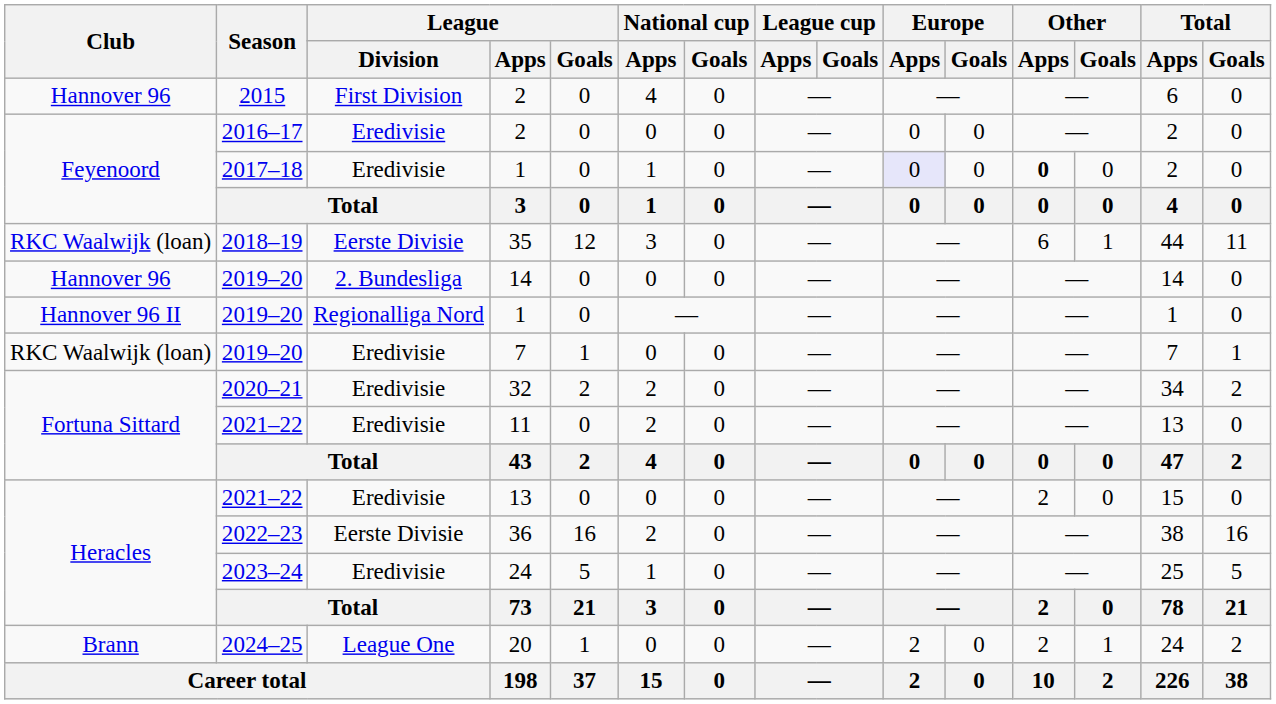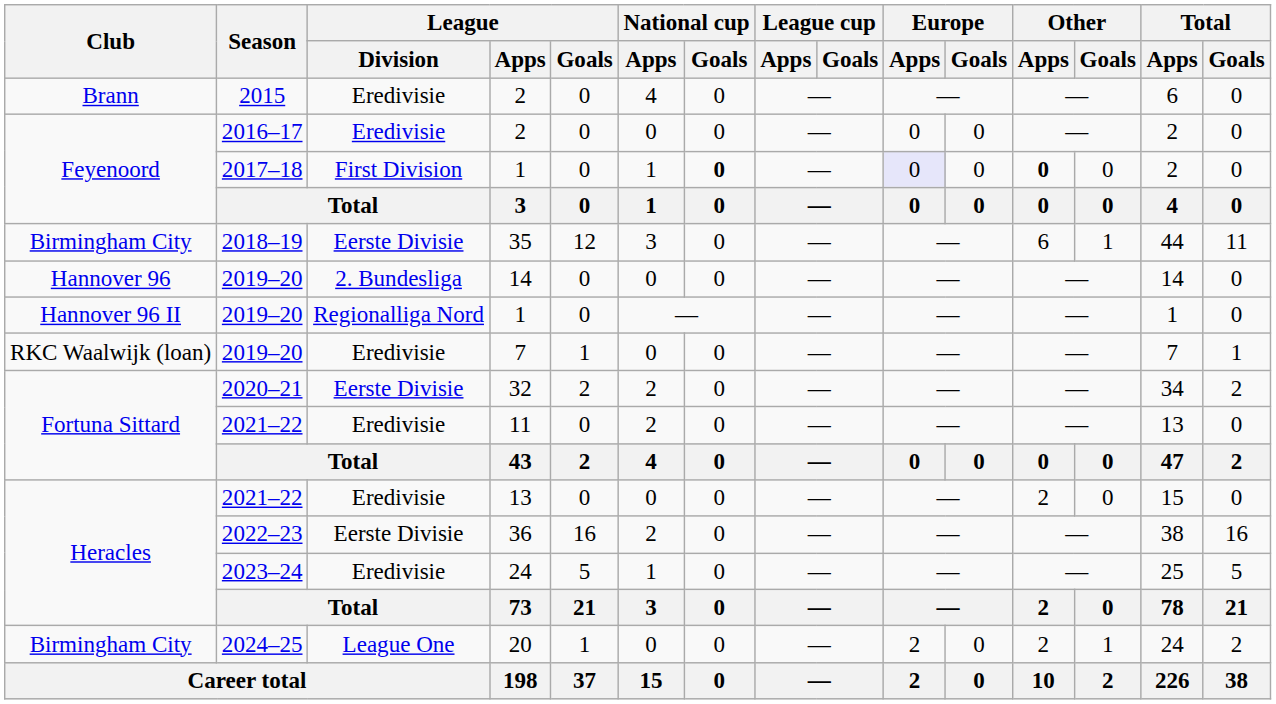(111, 95) Hannover 96 -> (111, 95) Brann
(399, 95) First Division -> (399, 95) Eredivisie
(399, 168) Eredivisie -> (399, 168) First Division
(719, 168) normal -> (719, 168) bold
(111, 242) RKC Waalwijk (loan) -> (111, 242) Birmingham City
(399, 388) Eredivisie -> (399, 388) Eerste Divisie
(111, 643) Brann -> (111, 643) Birmingham City
